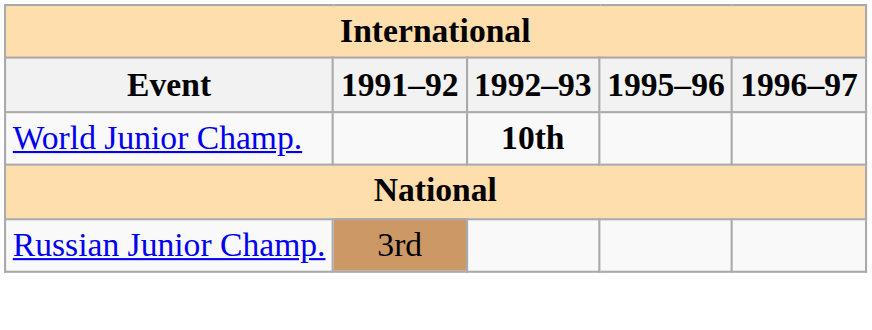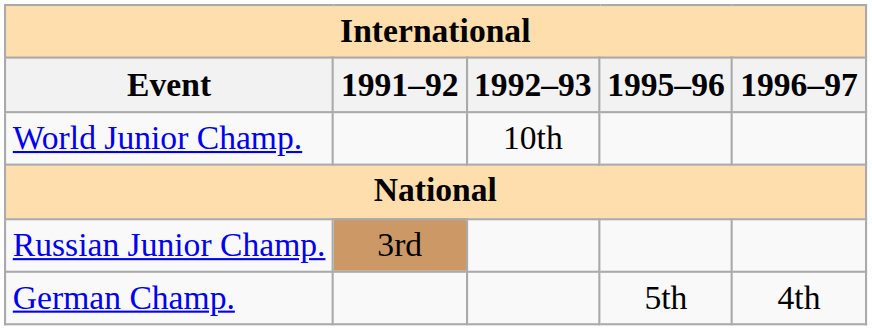(533, 137) bold -> (533, 137) normal
+ row: (124, 297)
